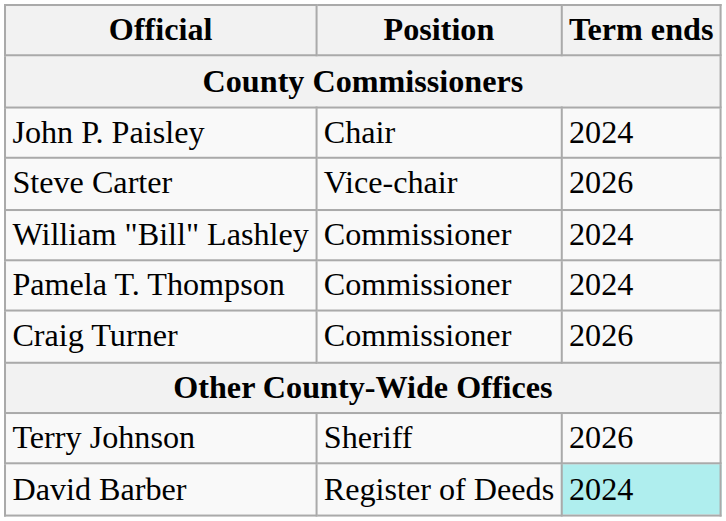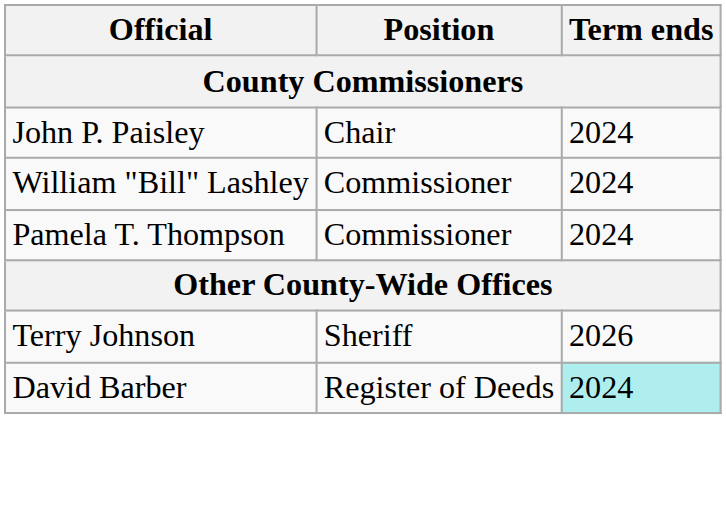- row: (92, 183)
- row: (95, 336)
